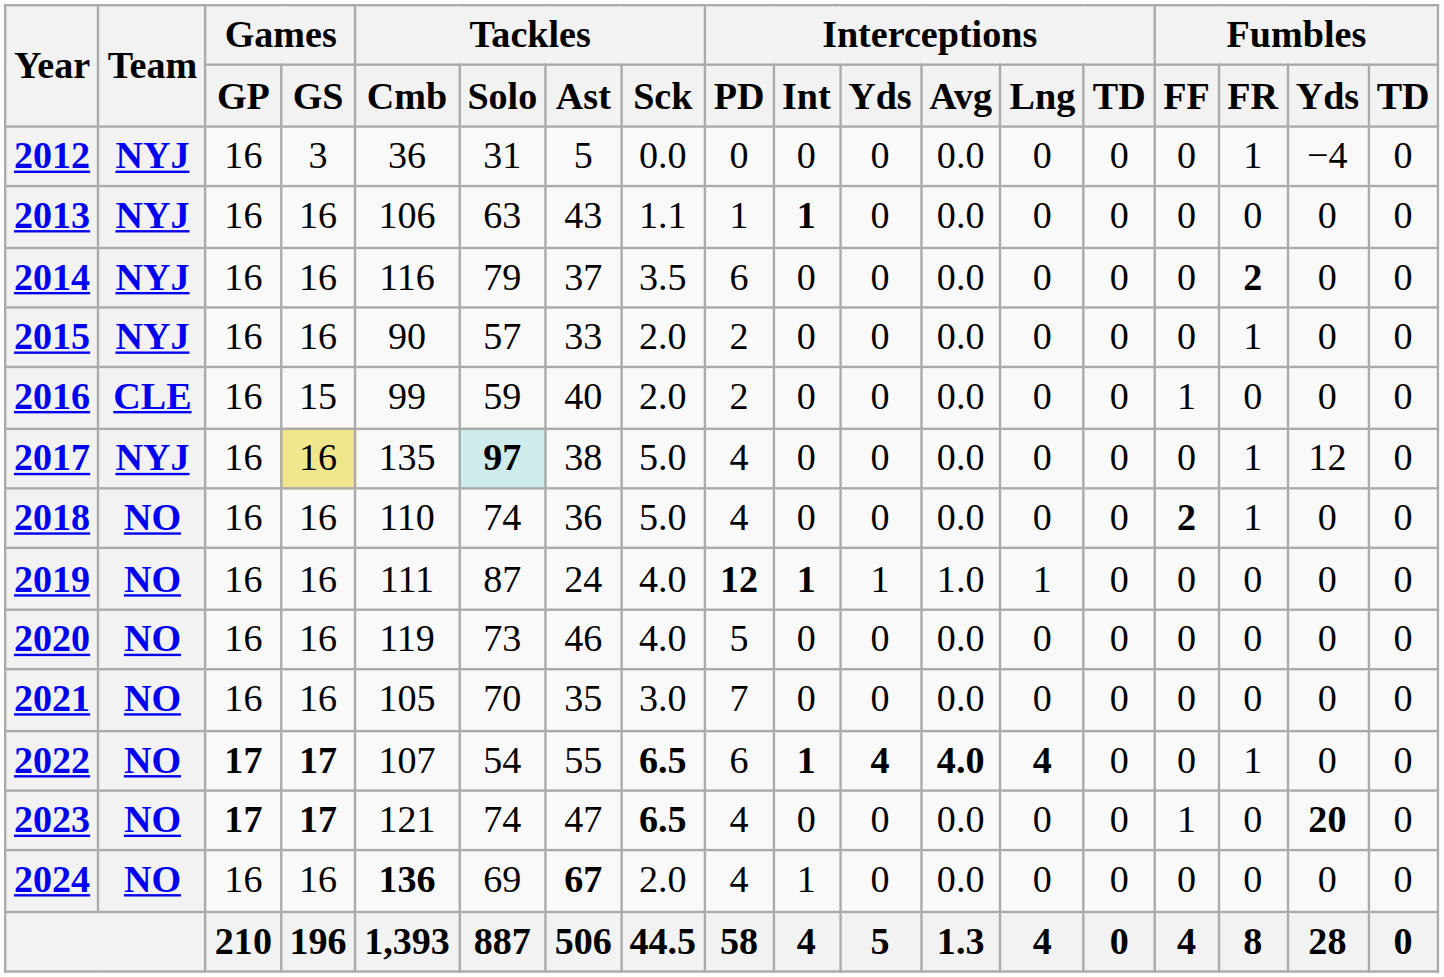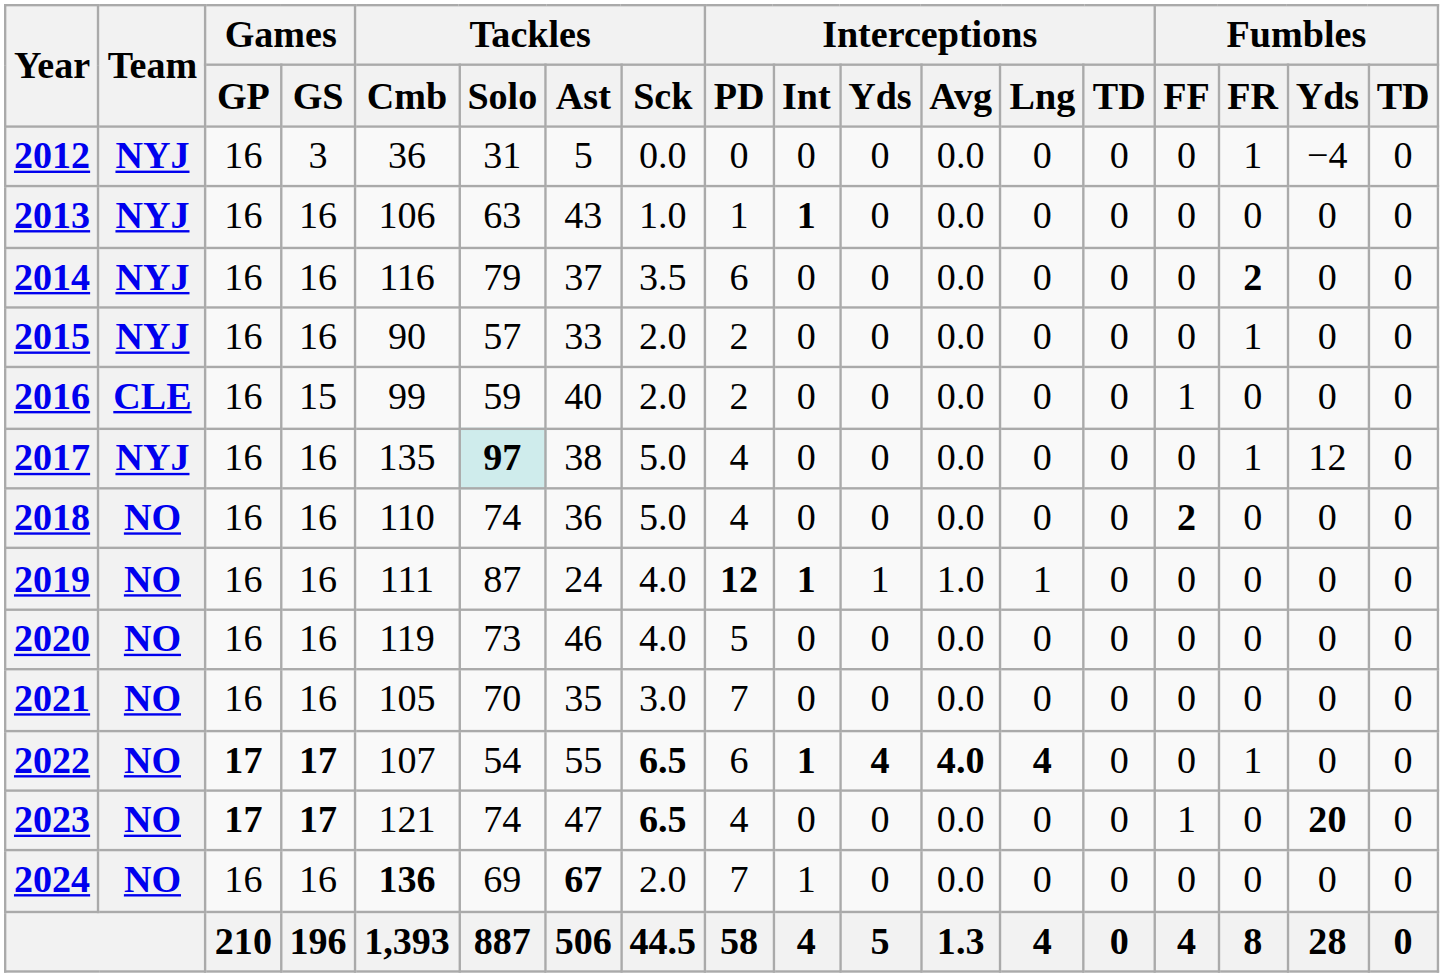(663, 215) 1.1 -> (663, 215) 1.0
(318, 457) khaki background -> (318, 457) no background
(1253, 517) 1 -> (1253, 517) 0
(739, 880) 4 -> (739, 880) 7
